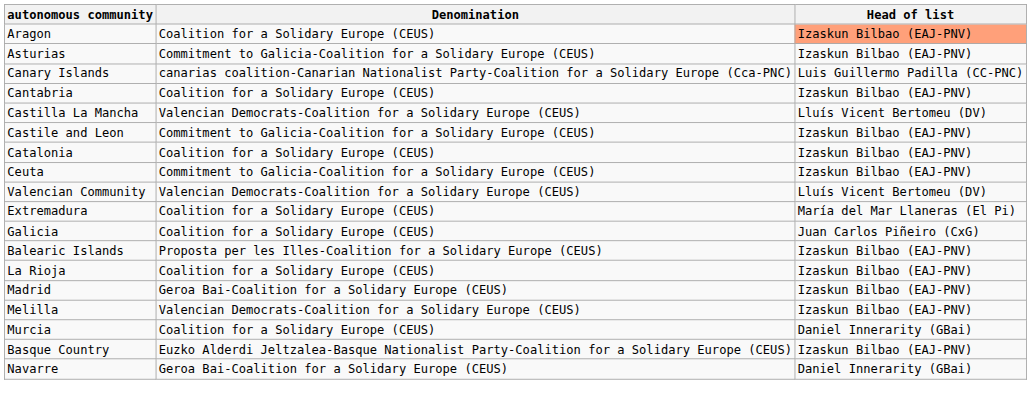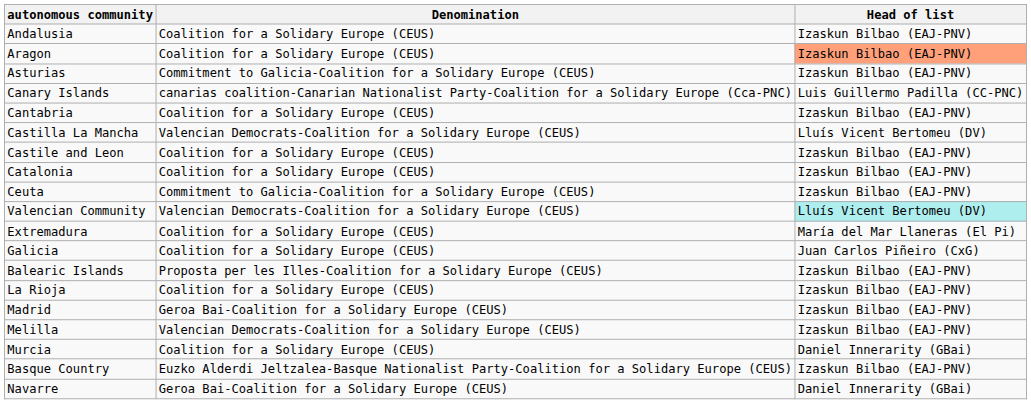+ row: (40, 34)
(377, 133) Commitment to Galicia-Coalition for a Solidary Europe (CEUS) -> (297, 152) Coalition for a Solidary Europe (CEUS)
(892, 192) no background -> (892, 211) paleturquoise background
